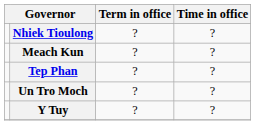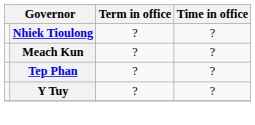- row: (53, 91)
